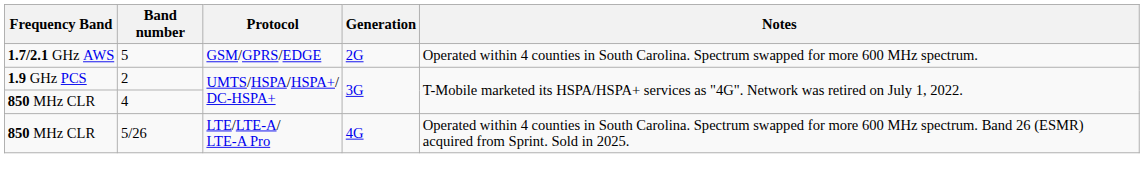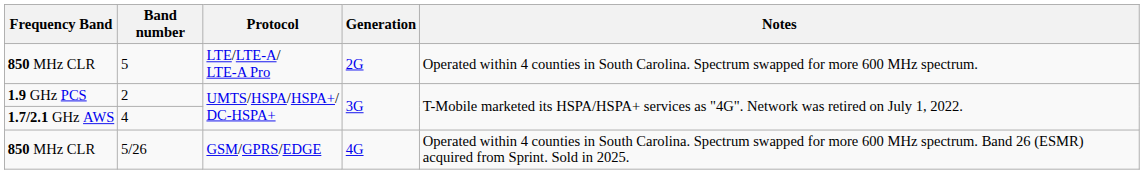(61, 55) 1.7/2.1 GHz AWS -> (51, 63) 850 MHz CLR
(264, 55) GSM/GPRS/EDGE -> (244, 63) LTE/LTE-A/ LTE-A Pro
(51, 101) 850 MHz CLR -> (61, 118) 1.7/2.1 GHz AWS
(244, 132) LTE/LTE-A/ LTE-A Pro -> (264, 149) GSM/GPRS/EDGE
